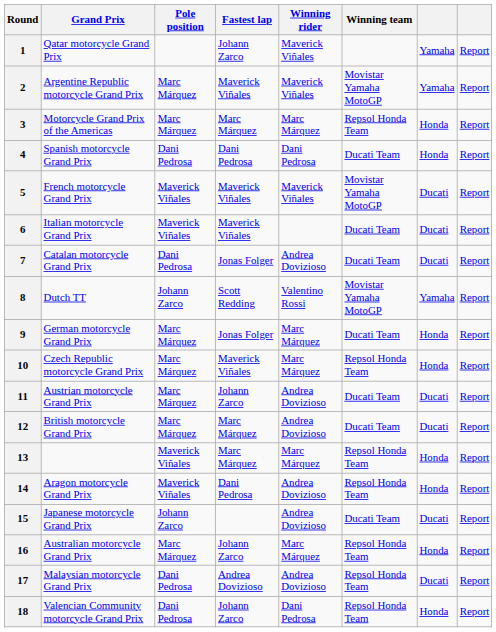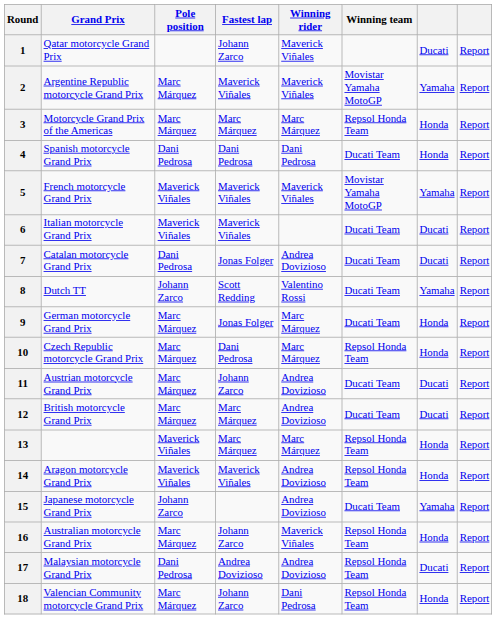(437, 50) Yamaha -> (434, 50) Ducati
(434, 192) Ducati -> (437, 192) Yamaha
(364, 297) Movistar Yamaha MotoGP -> (372, 291) Ducati Team
(239, 365) Maverick Viñales -> (235, 352) Dani Pedrosa
(235, 488) Dani Pedrosa -> (239, 475) Maverick Viñales
(434, 519) Ducati -> (437, 506) Yamaha
(301, 549) Marc Márquez -> (302, 537) Maverick Viñales
(175, 611) Dani Pedrosa -> (177, 598) Marc Márquez
